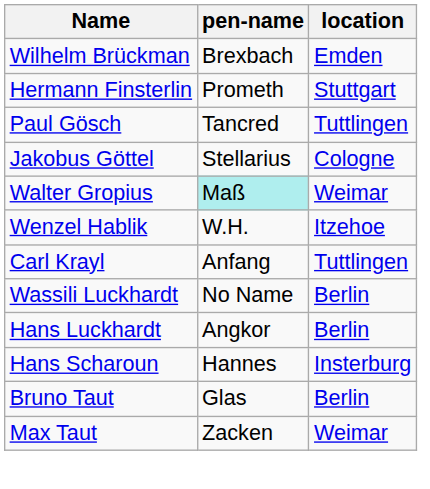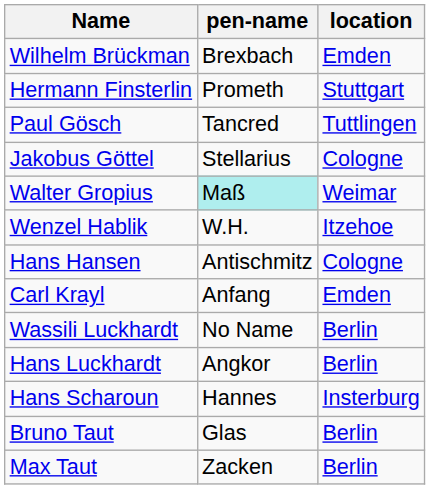+ row: (75, 261)
(361, 261) Tuttlingen -> (357, 295) Emden
(351, 432) Weimar -> (350, 466) Berlin
